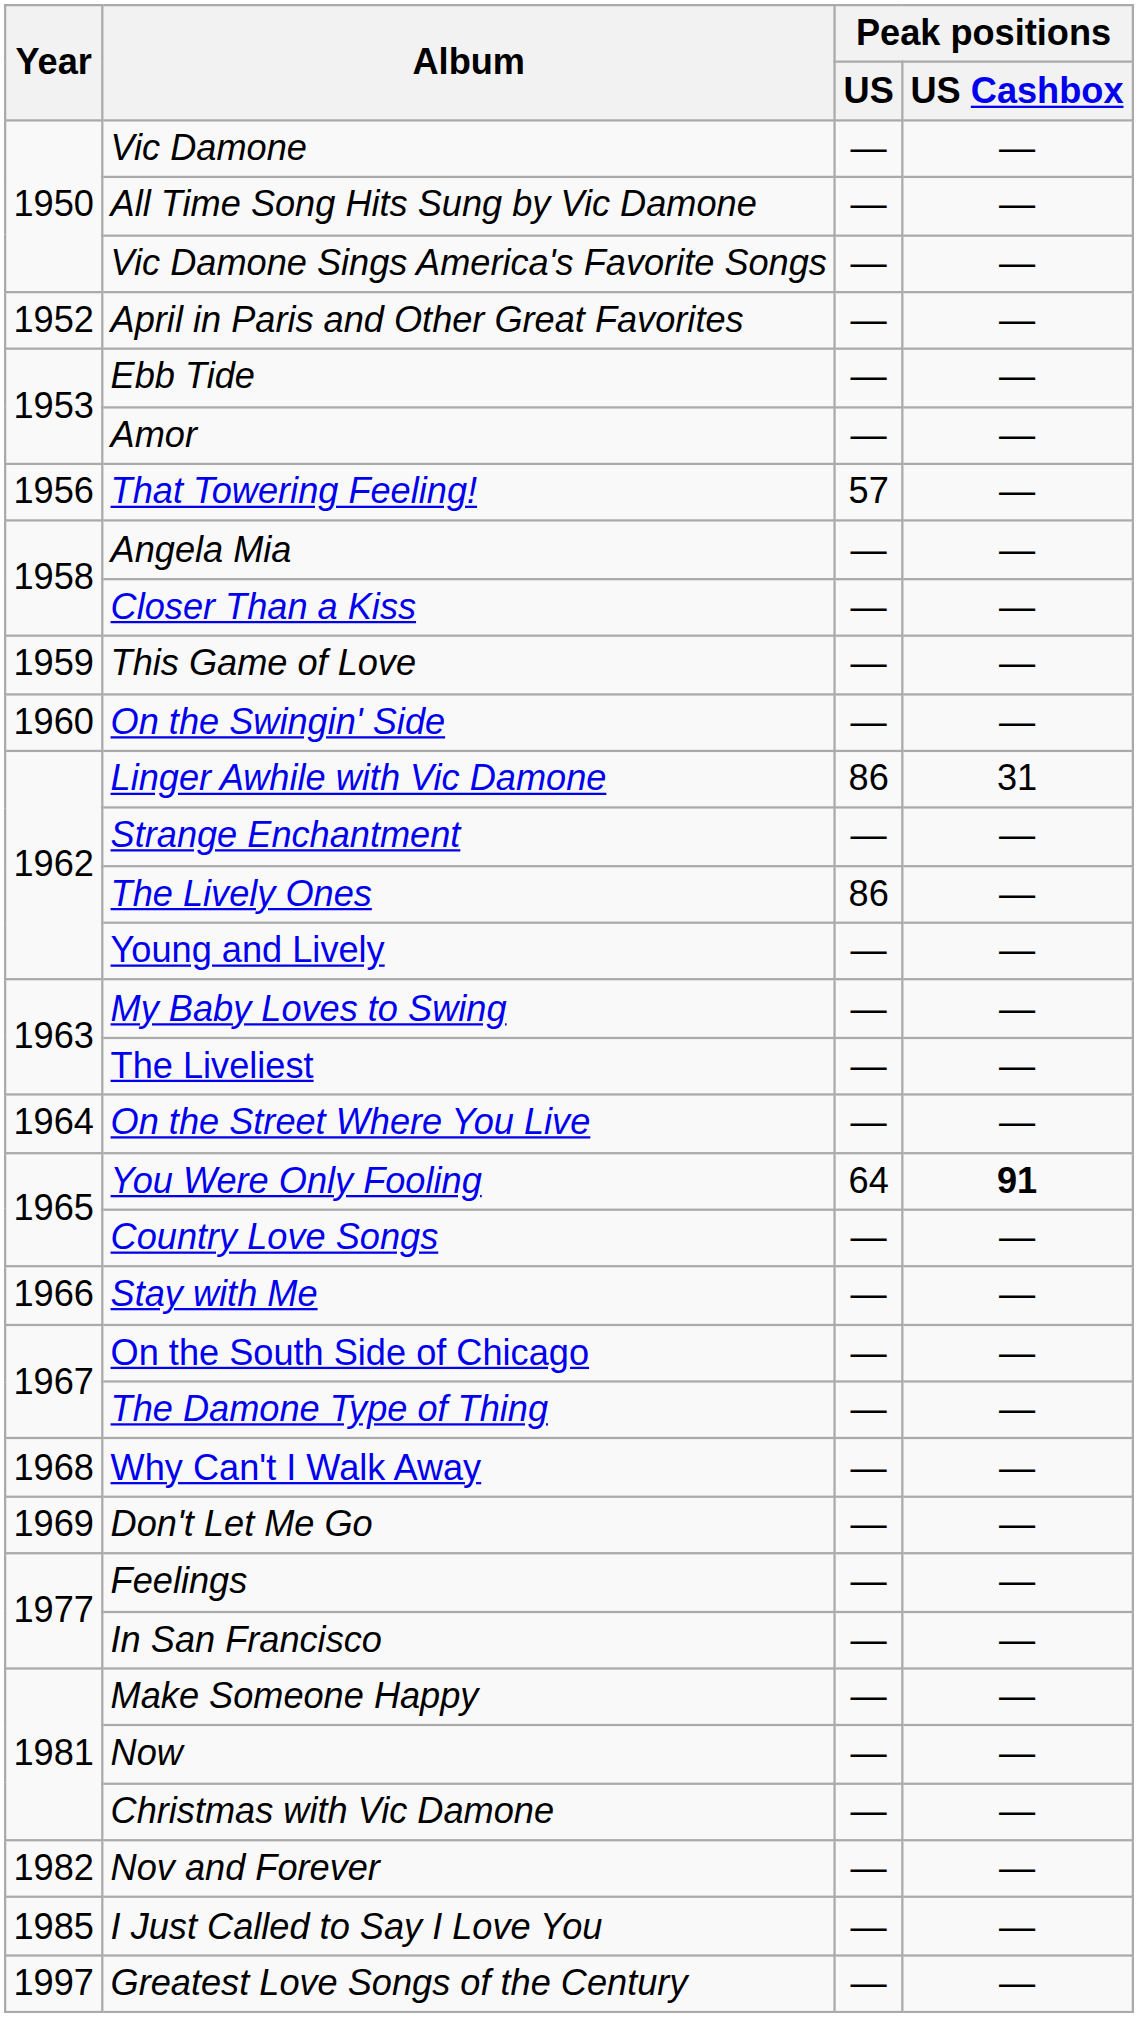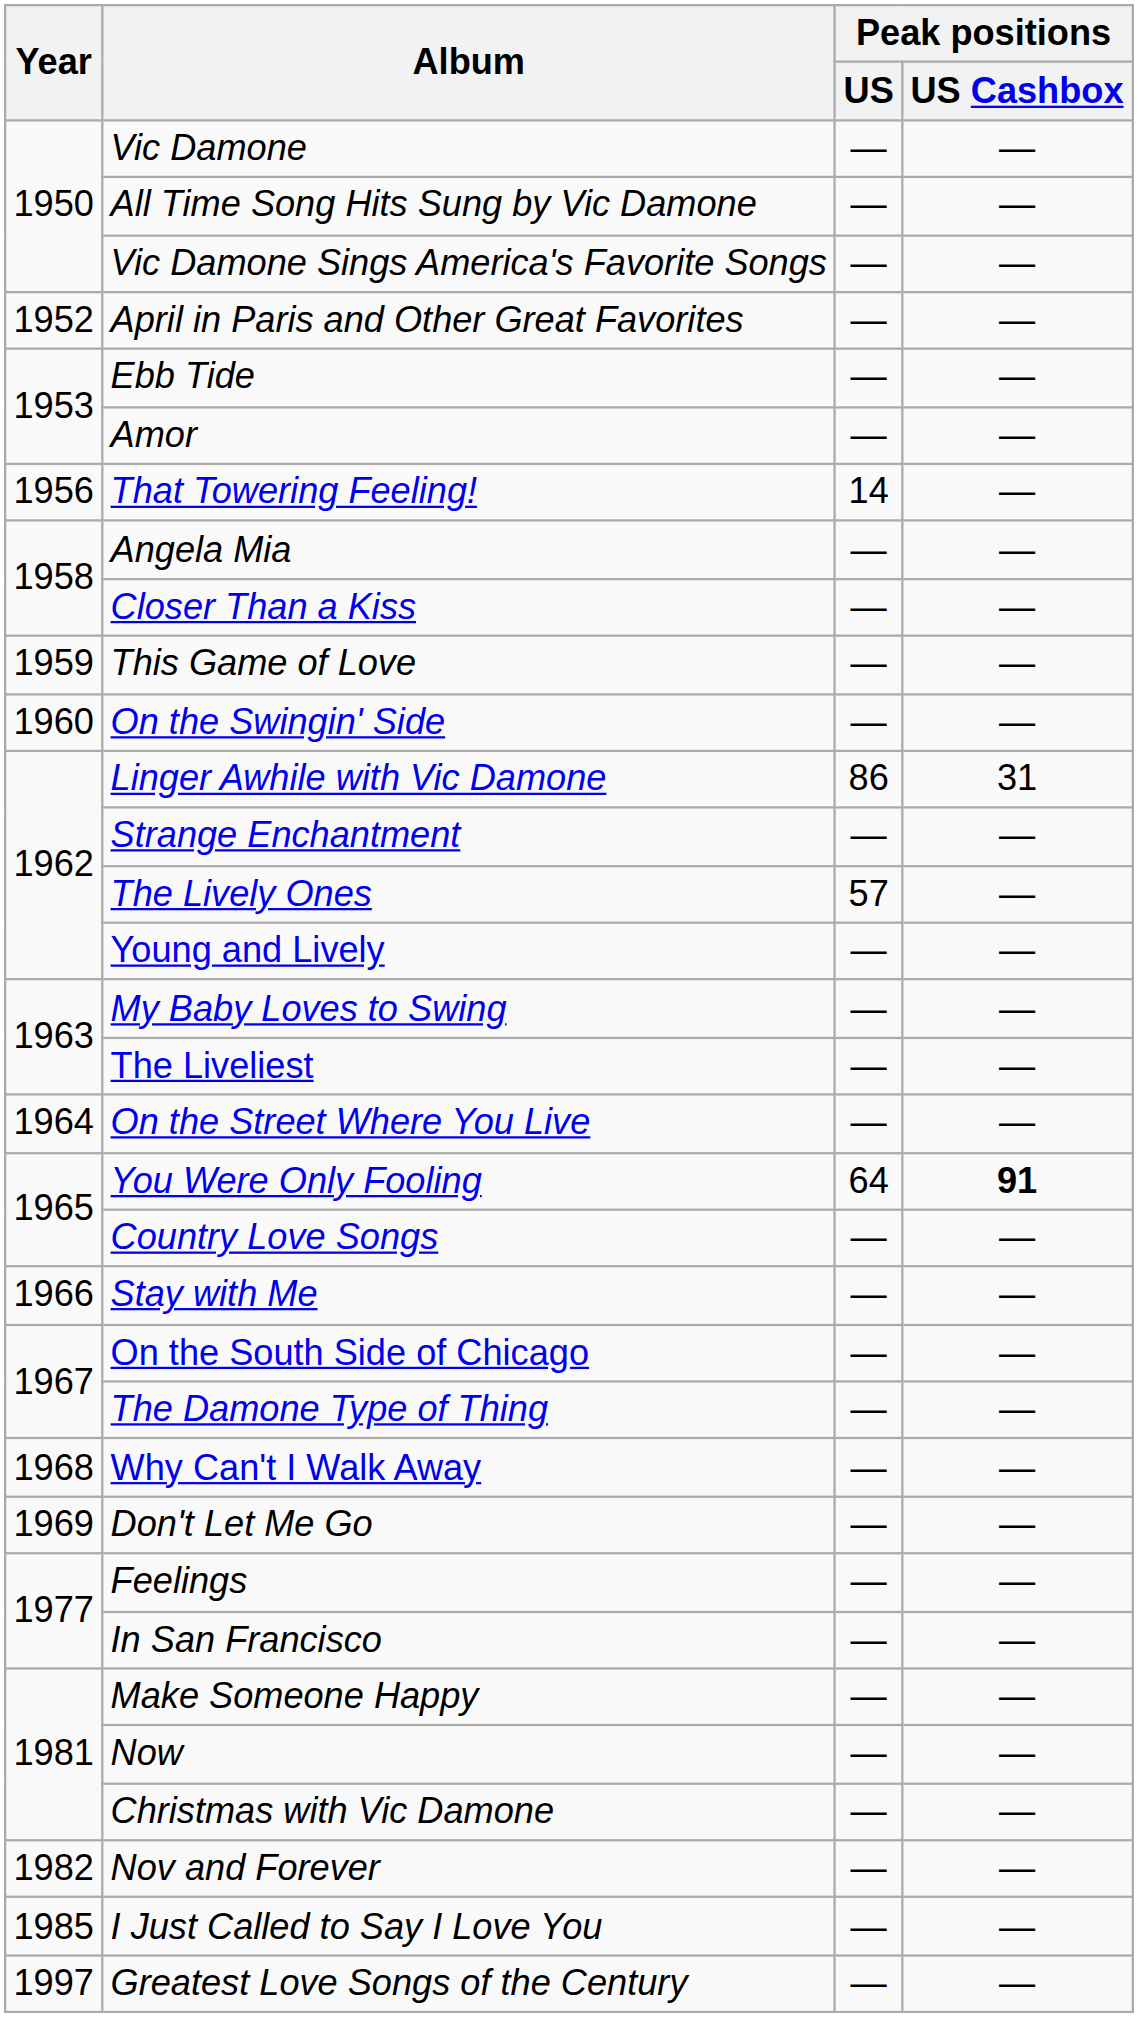(869, 491) 57 -> (869, 491) 14
(869, 893) 86 -> (869, 893) 57
